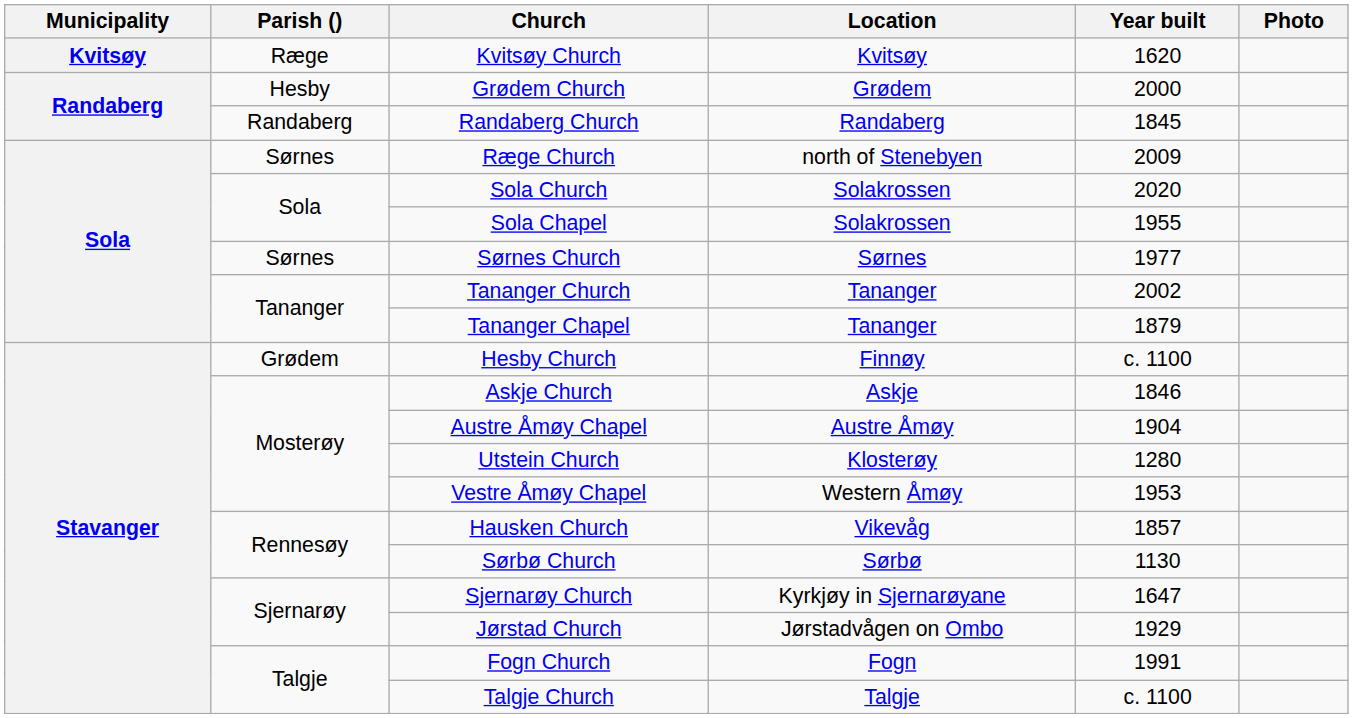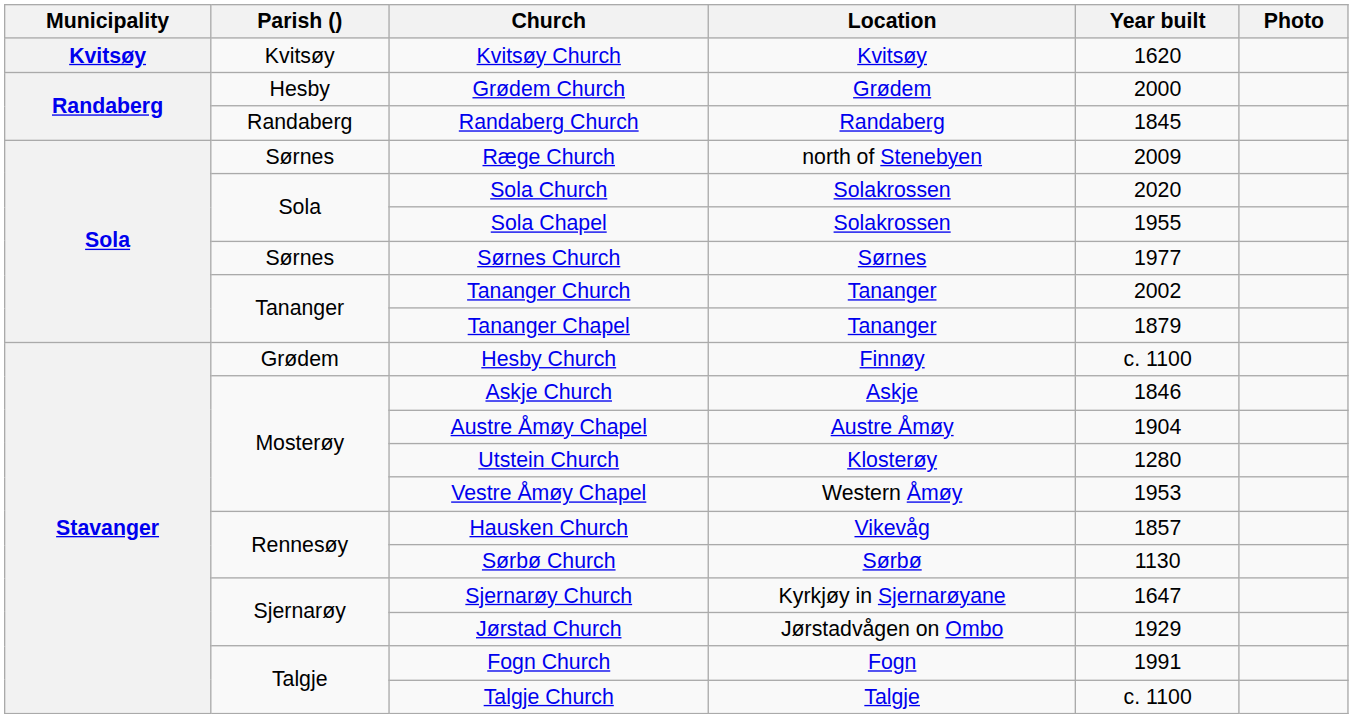(300, 55) Ræge -> (300, 55) Kvitsøy
